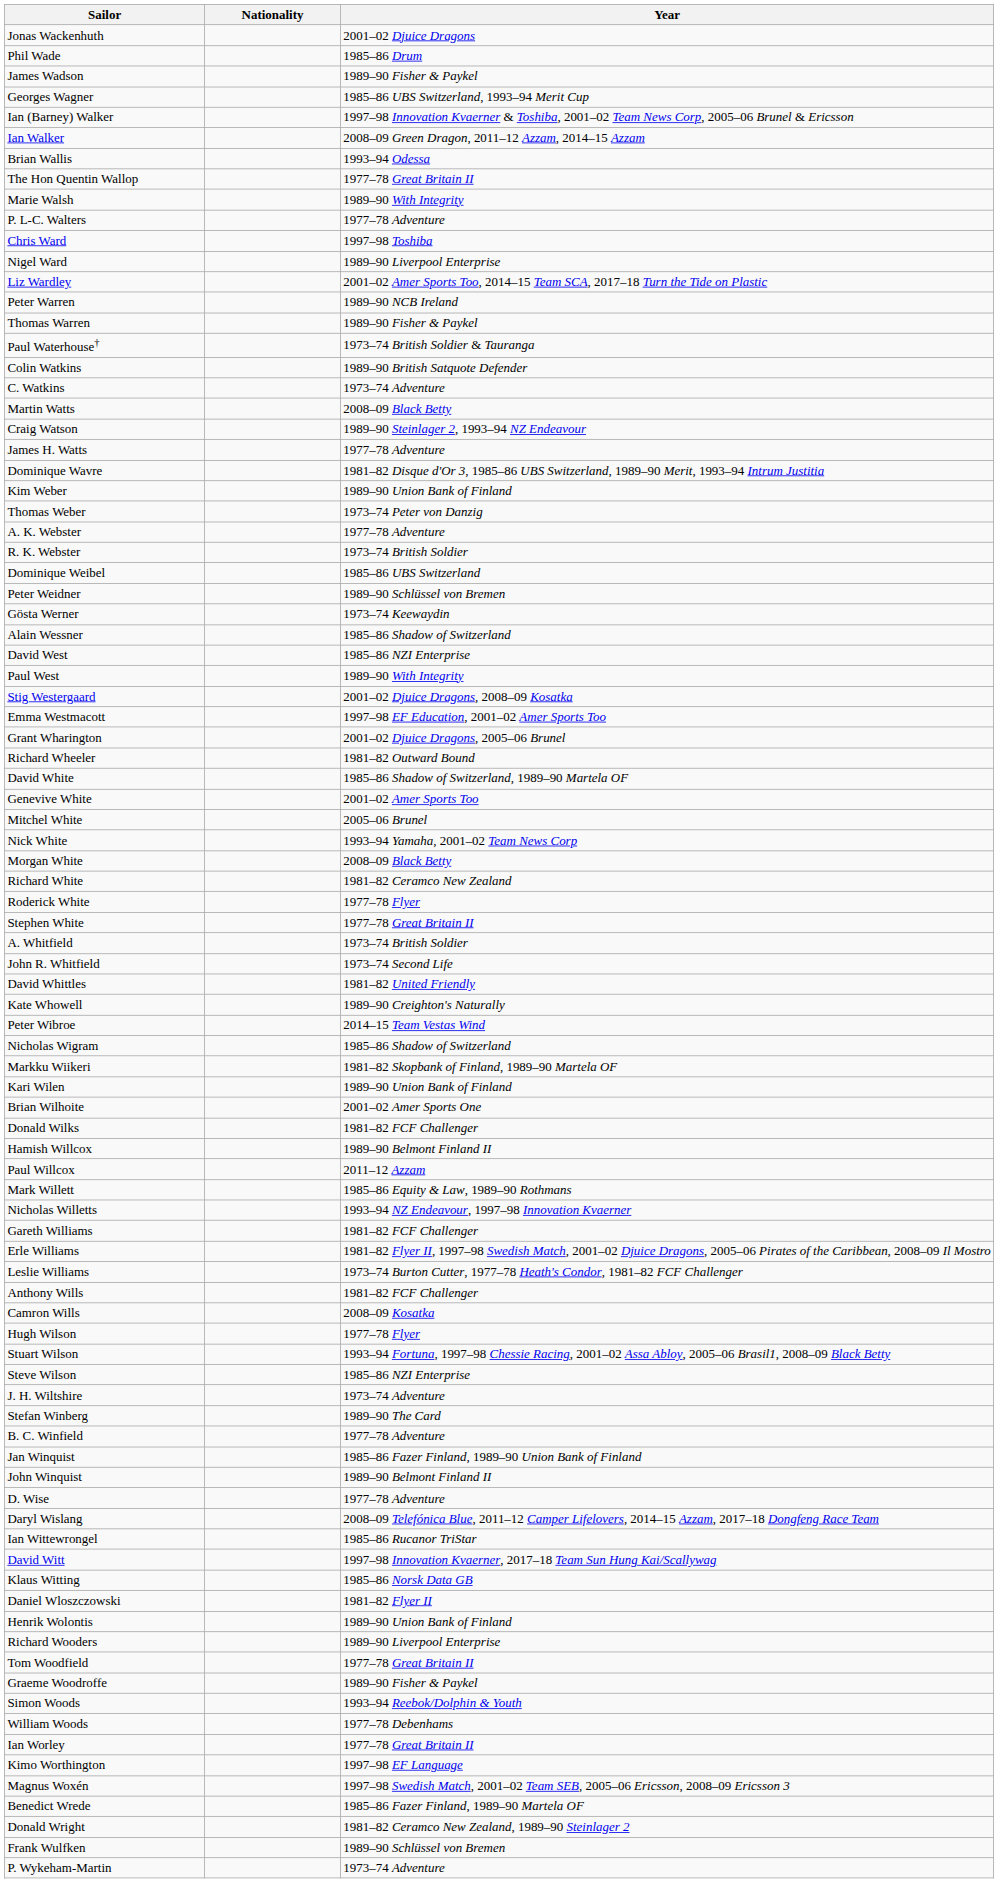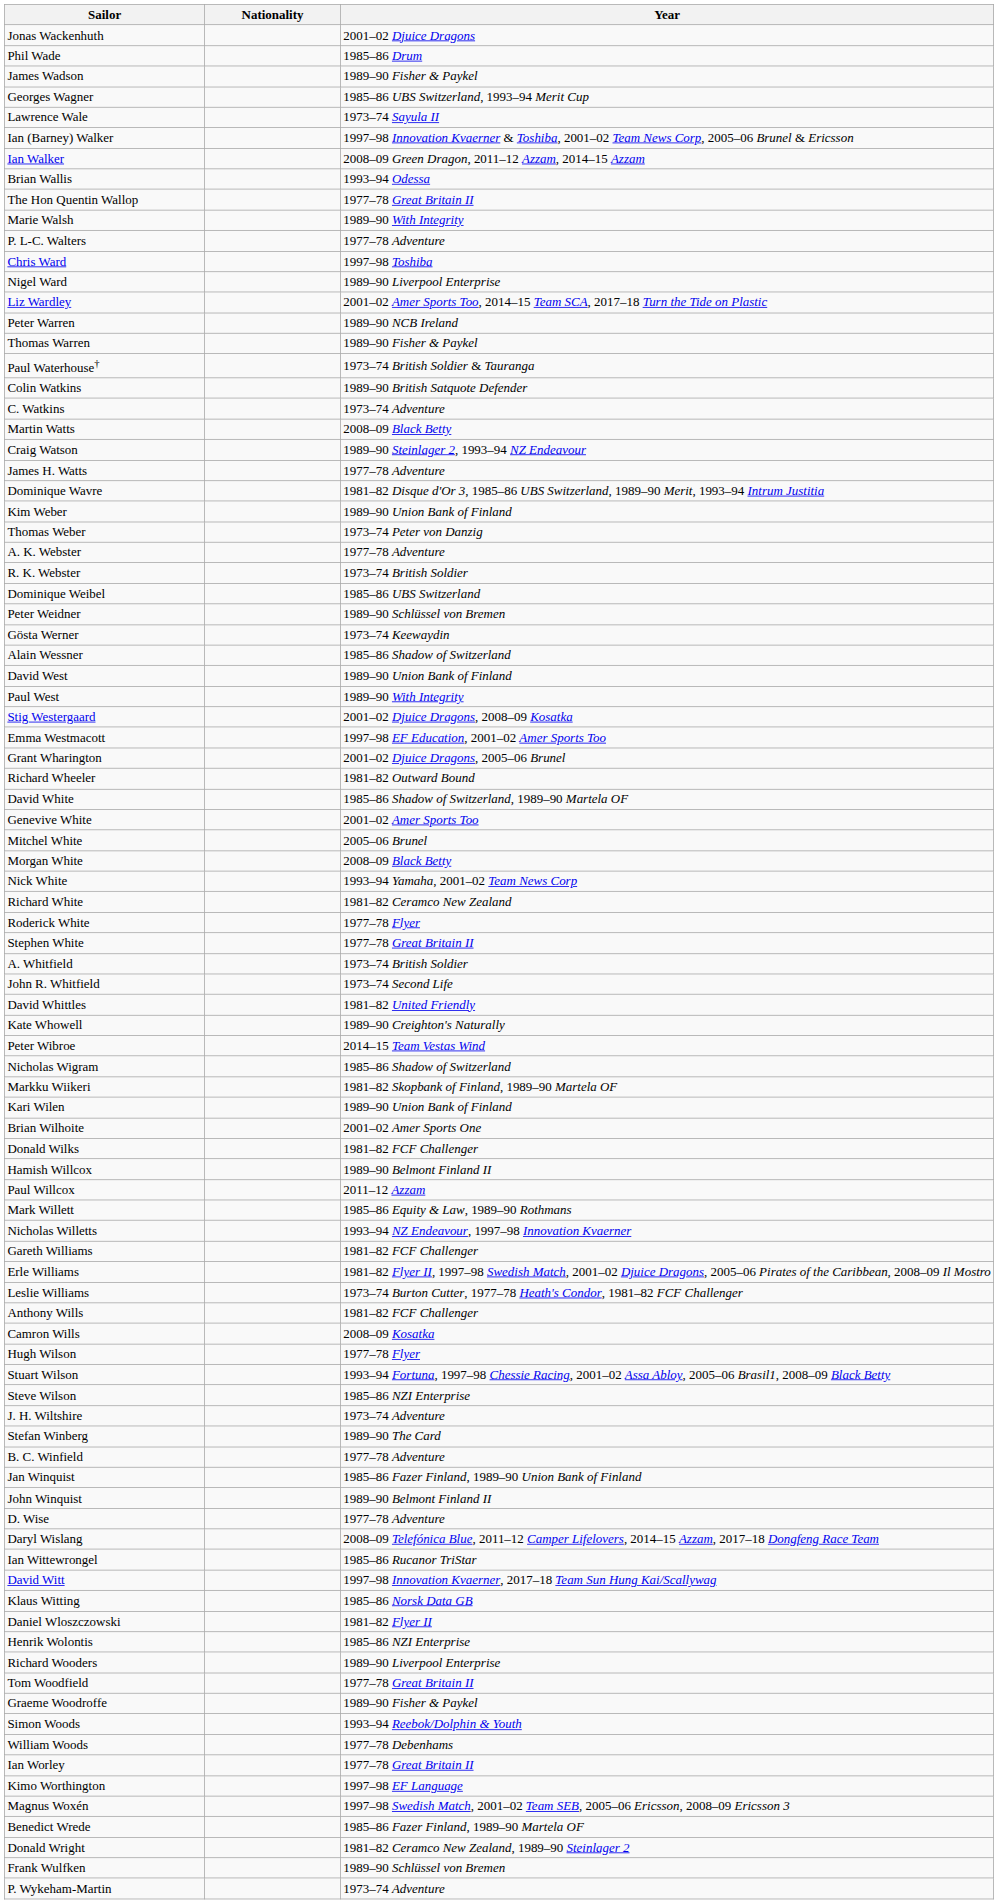+ row: (48, 117)
(407, 655) 1985–86 NZI Enterprise -> (428, 676) 1989–90 Union Bank of Finland
rows swapped: (45, 860) <-> (37, 840)
(428, 1621) 1989–90 Union Bank of Finland -> (407, 1642) 1985–86 NZI Enterprise
